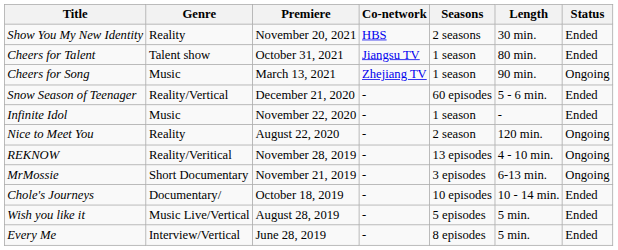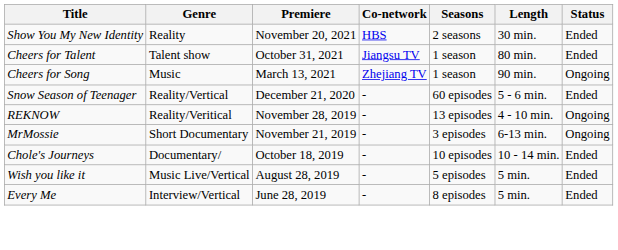- row: (37, 114)
- row: (50, 134)
